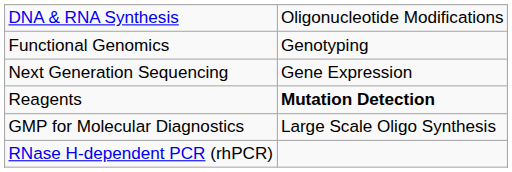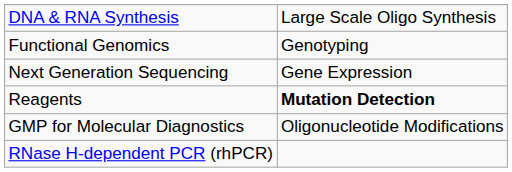(392, 18) Oligonucleotide Modifications -> (388, 18) Large Scale Oligo Synthesis
(388, 126) Large Scale Oligo Synthesis -> (392, 126) Oligonucleotide Modifications
